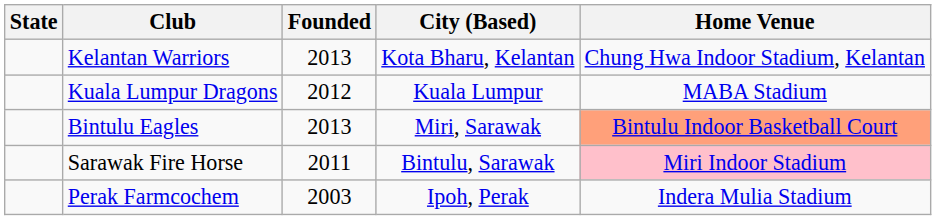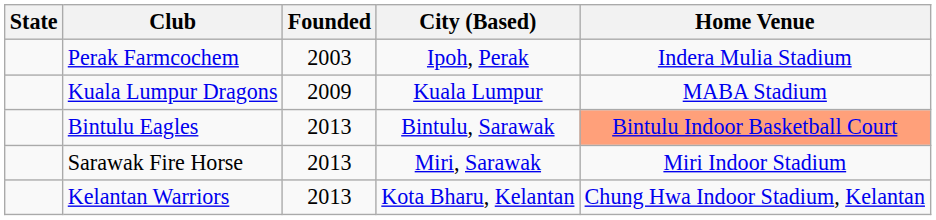rows swapped: (153, 197) <-> (149, 57)
(329, 92) 2012 -> (329, 92) 2009
(478, 127) Miri, Sarawak -> (478, 127) Bintulu, Sarawak
(329, 162) 2011 -> (329, 162) 2013
(478, 162) Bintulu, Sarawak -> (478, 162) Miri, Sarawak
(755, 162) pink background -> (755, 162) no background
